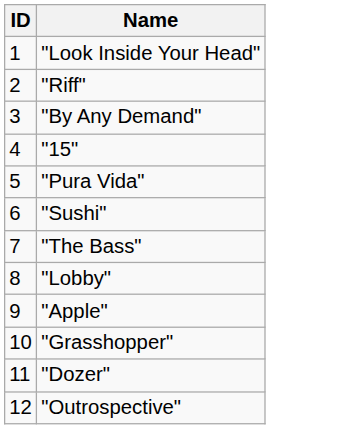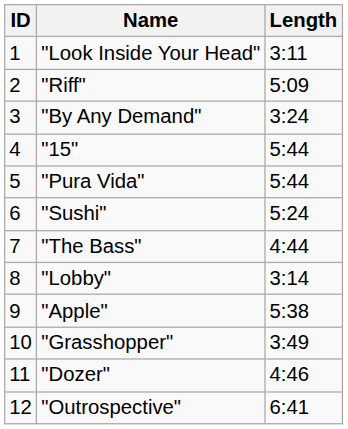+ column: (303, 20)
